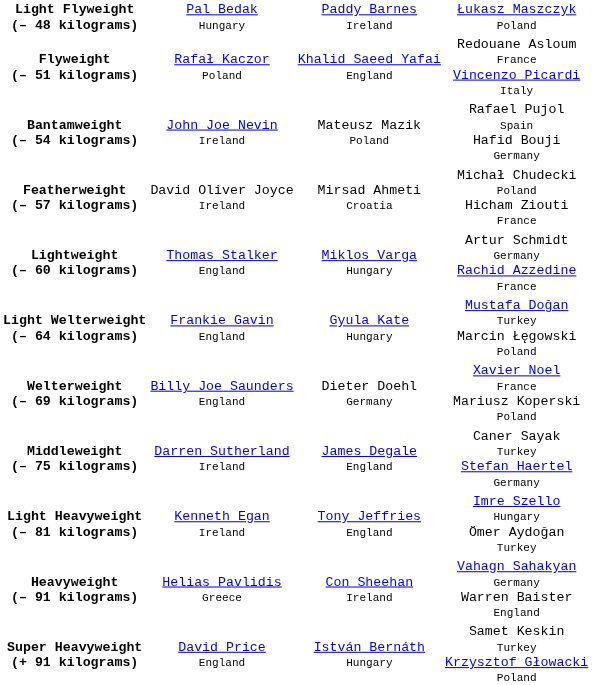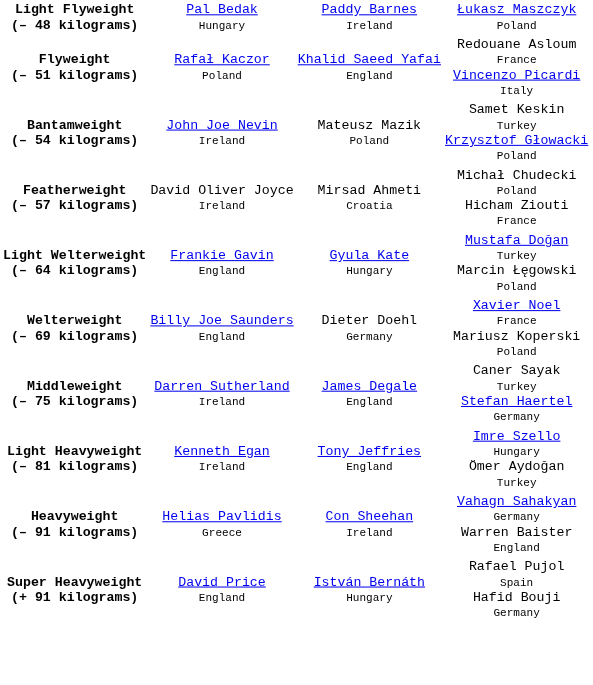(517, 132) Rafael Pujol Spain Hafid Bouji Germany -> (517, 132) Samet Keskin Turkey Krzysztof Głowacki Poland
- row: (75, 263)
(517, 654) Samet Keskin Turkey Krzysztof Głowacki Poland -> (517, 589) Rafael Pujol Spain Hafid Bouji Germany
